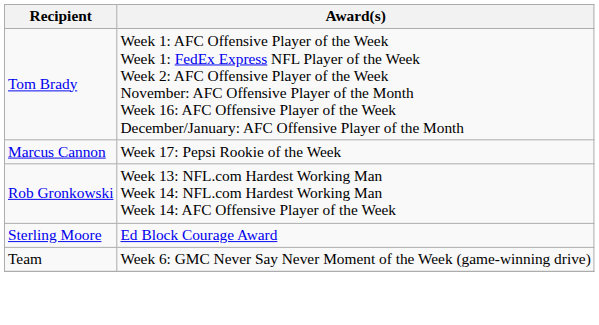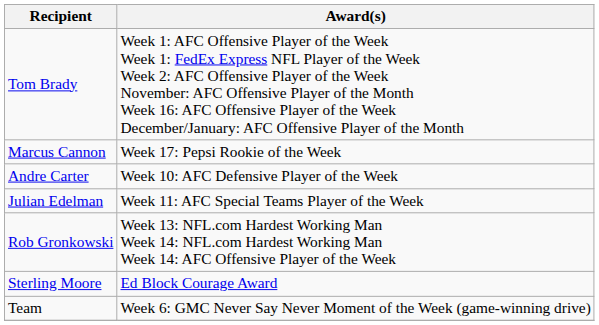+ row: (48, 176)
+ row: (56, 200)
